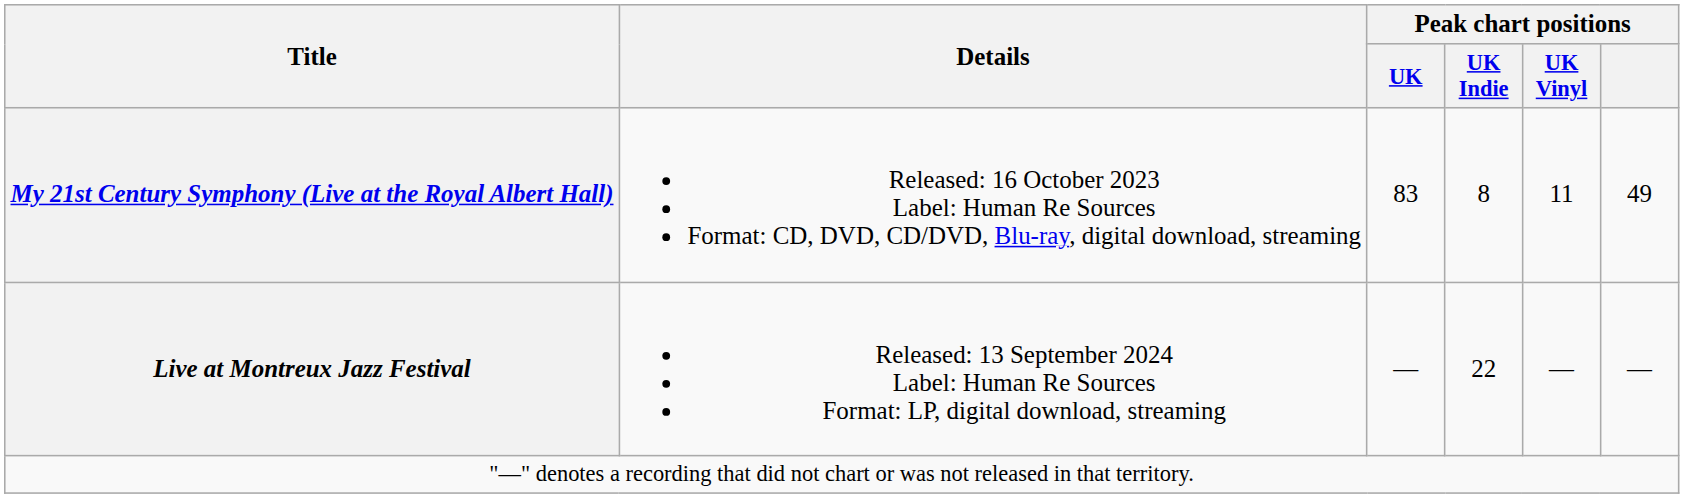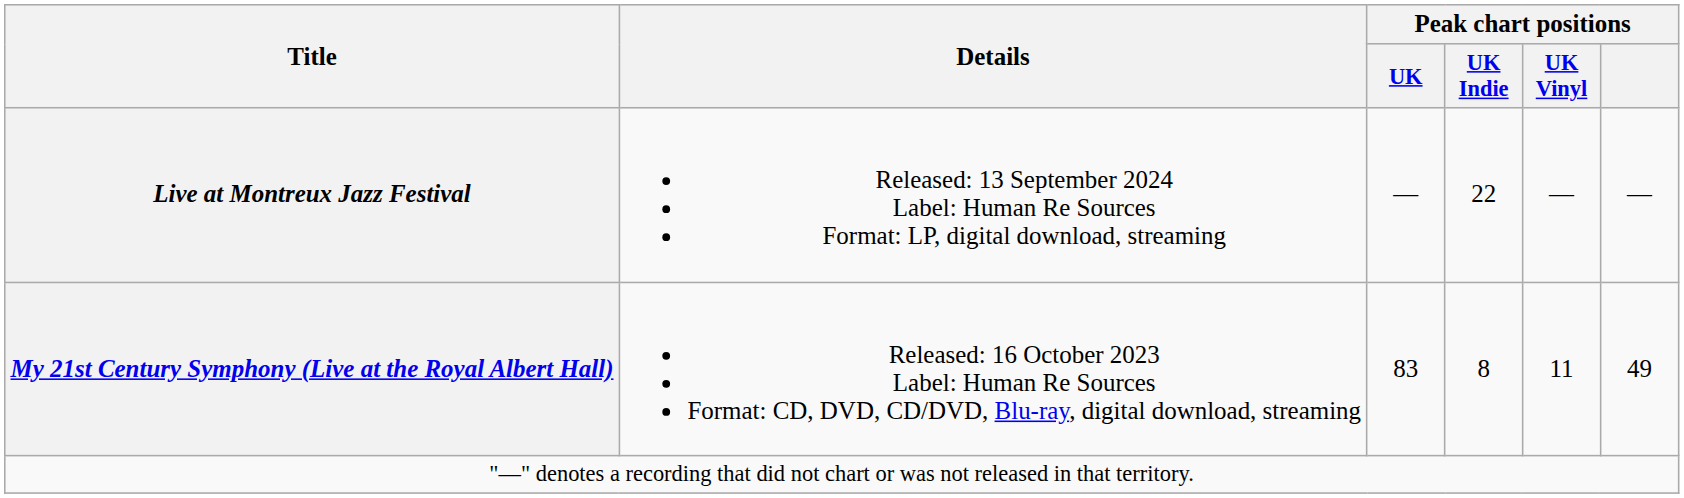rows swapped: (312, 194) <-> (312, 368)
